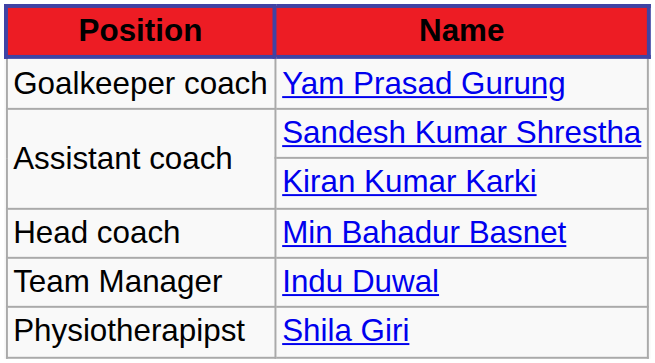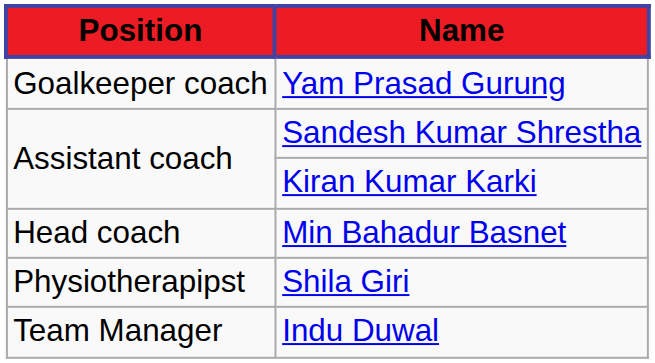rows swapped: (346, 331) <-> (361, 281)
